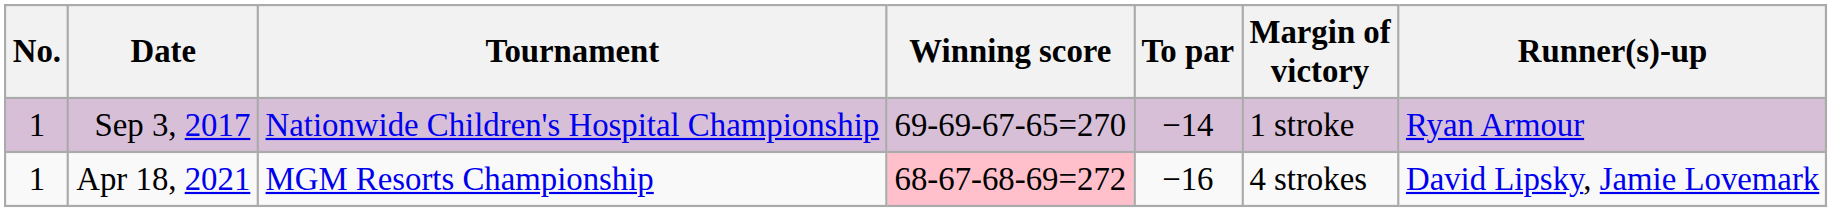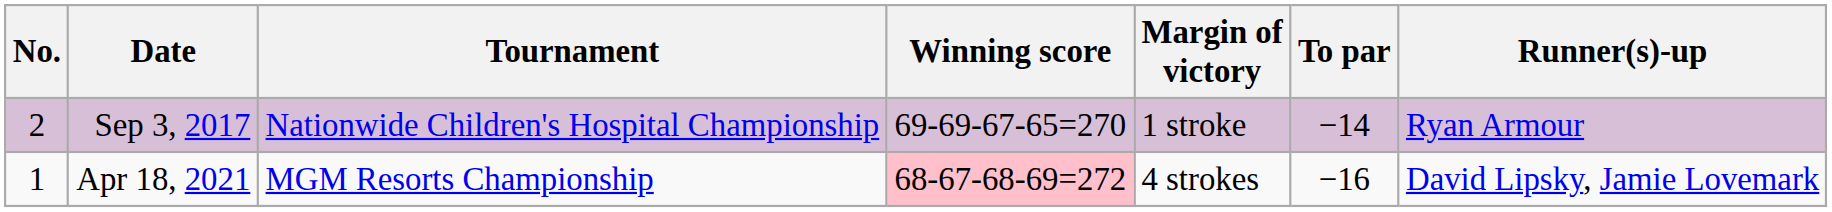columns swapped: (1188, 51) <-> (1320, 51)
(37, 124) 1 -> (37, 124) 2
